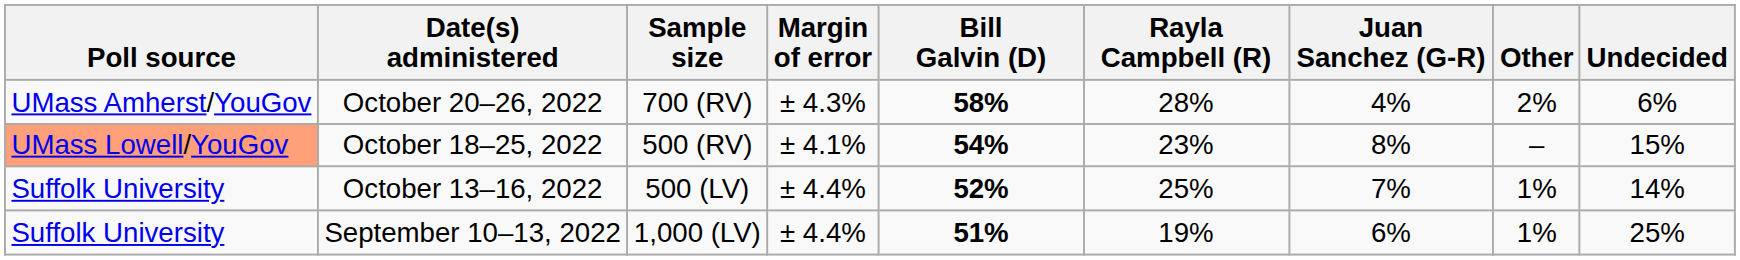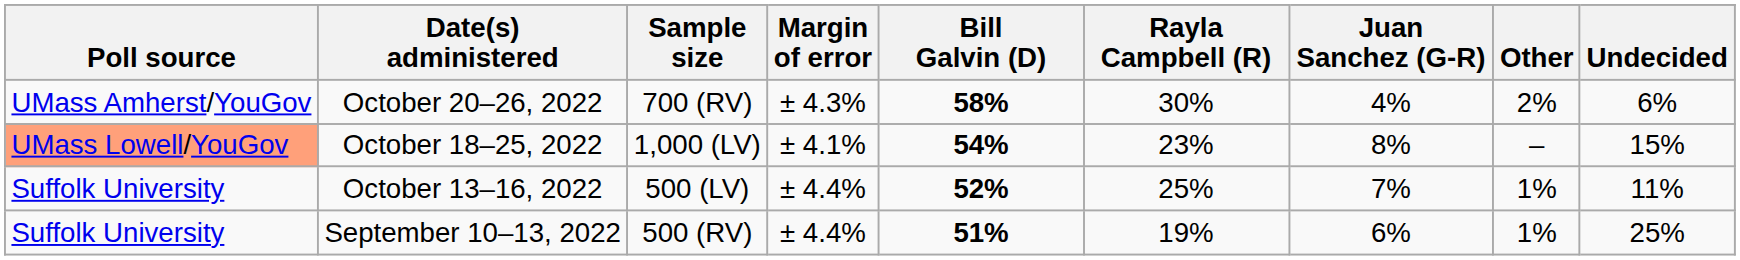(1186, 102) 28% -> (1186, 102) 30%
(697, 145) 500 (RV) -> (697, 145) 1,000 (LV)
(1657, 189) 14% -> (1657, 189) 11%
(697, 233) 1,000 (LV) -> (697, 233) 500 (RV)
